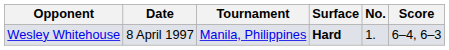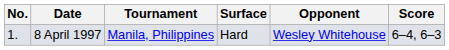columns swapped: (375, 14) <-> (64, 14)
(327, 34) bold -> (234, 34) normal
